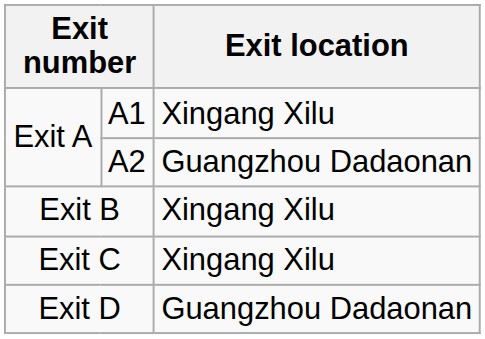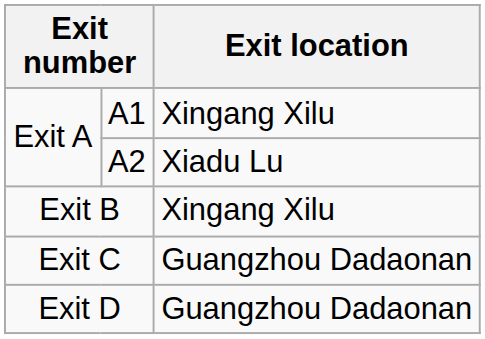(317, 161) Guangzhou Dadaonan -> (222, 161) Xiadu Lu
(248, 259) Xingang Xilu -> (317, 259) Guangzhou Dadaonan
